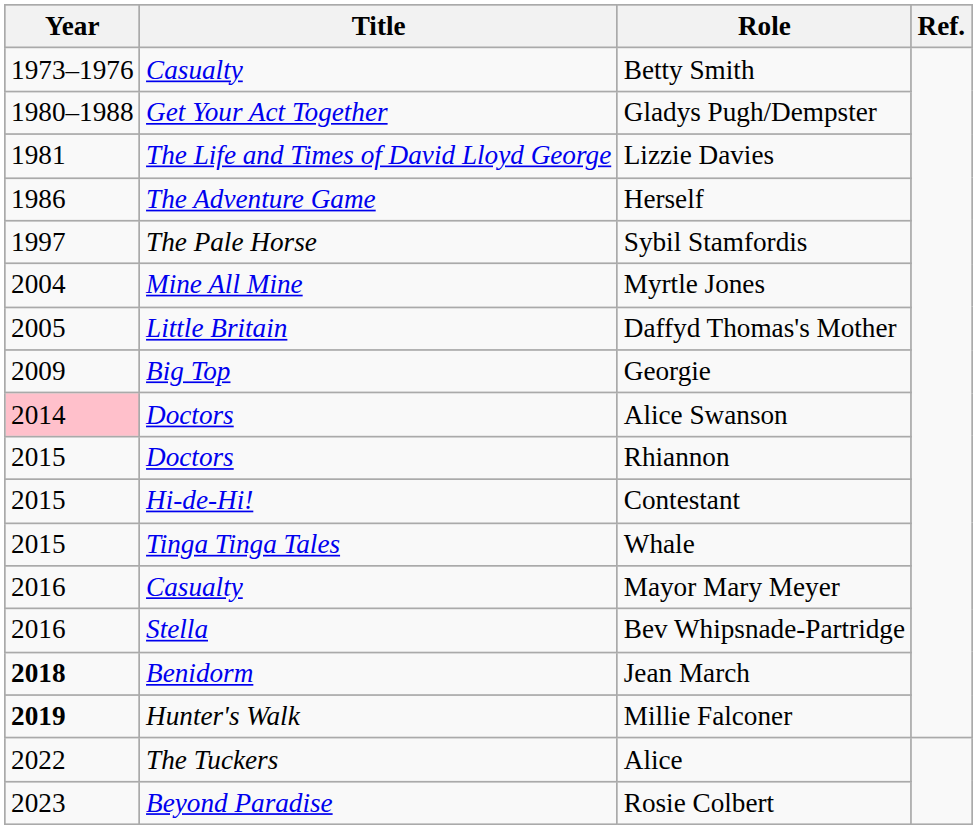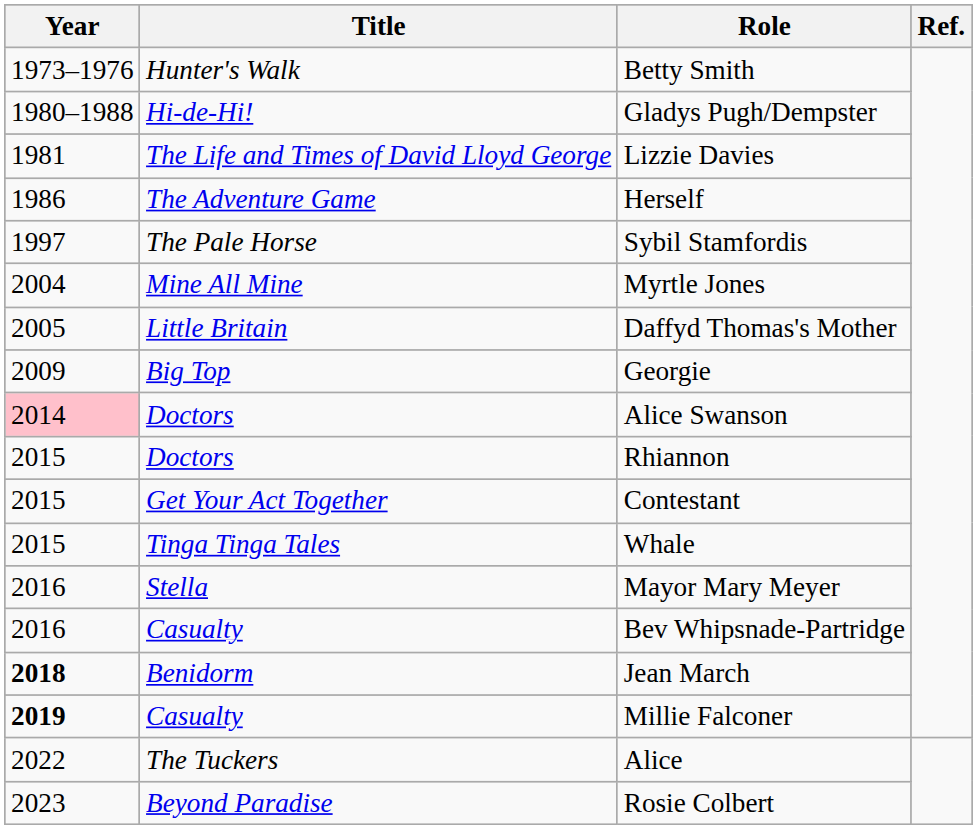(194, 69) Casualty -> (223, 69) Hunter's Walk
(267, 112) Get Your Act Together -> (200, 112) Hi-de-Hi!
(200, 500) Hi-de-Hi! -> (267, 500) Get Your Act Together
(194, 586) Casualty -> (177, 586) Stella
(177, 629) Stella -> (194, 629) Casualty
(223, 716) Hunter's Walk -> (194, 716) Casualty
